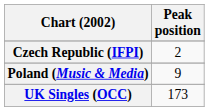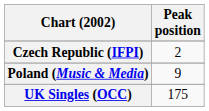(178, 95) 173 -> (178, 95) 175
